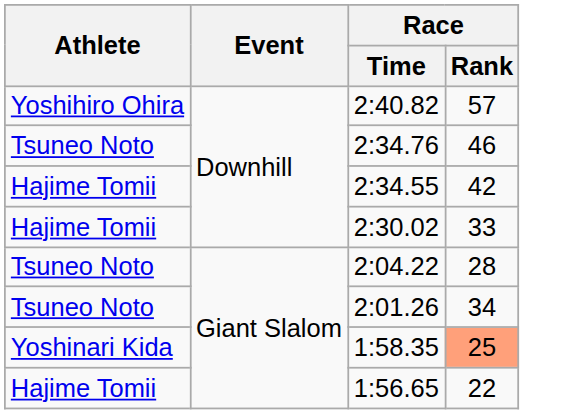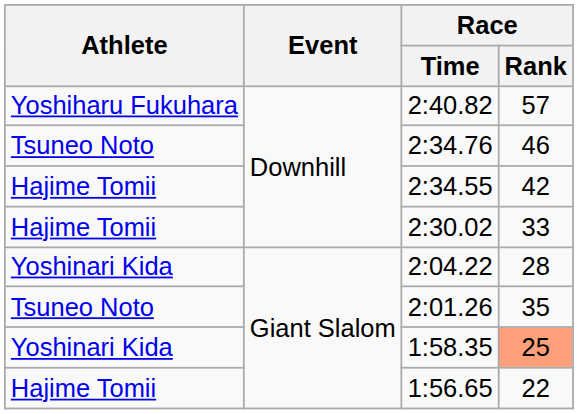(97, 106) Yoshihiro Ohira -> (124, 106) Yoshiharu Fukuhara
(82, 267) Tsuneo Noto -> (92, 267) Yoshinari Kida
(482, 307) 34 -> (536, 307) 35
